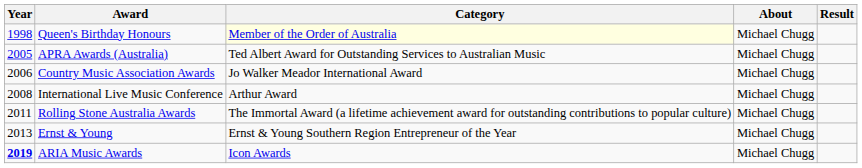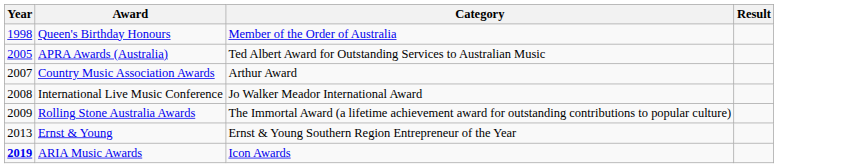- column: (776, 14)
(312, 34) lightyellow background -> (312, 34) no background
(20, 73) 2006 -> (20, 73) 2007
(325, 73) Jo Walker Meador International Award -> (263, 73) Arthur Award
(263, 93) Arthur Award -> (325, 93) Jo Walker Meador International Award
(20, 113) 2011 -> (20, 113) 2009
